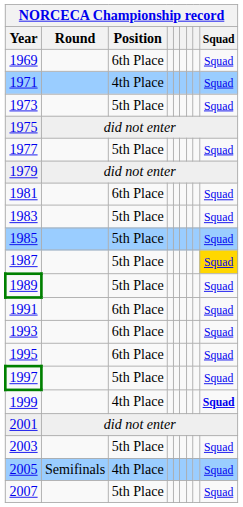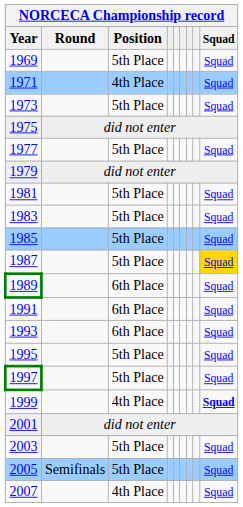(138, 60) 6th Place -> (138, 60) 5th Place
(138, 194) 6th Place -> (138, 194) 5th Place
(138, 285) 5th Place -> (138, 285) 6th Place
(138, 354) 6th Place -> (138, 354) 5th Place
(138, 469) 4th Place -> (138, 469) 5th Place
(138, 491) 5th Place -> (138, 491) 4th Place
